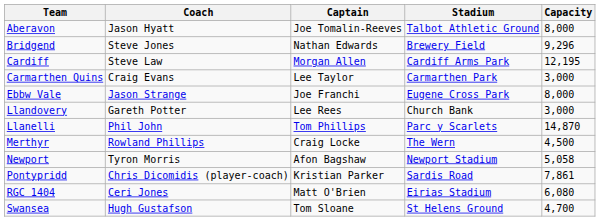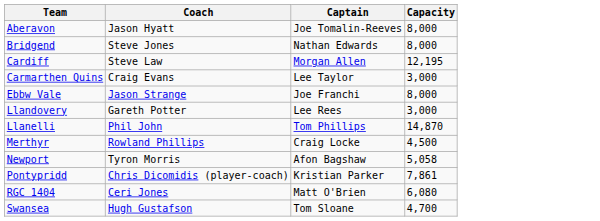- column: (473, 13)
(559, 45) 9,296 -> (422, 45) 8,000
